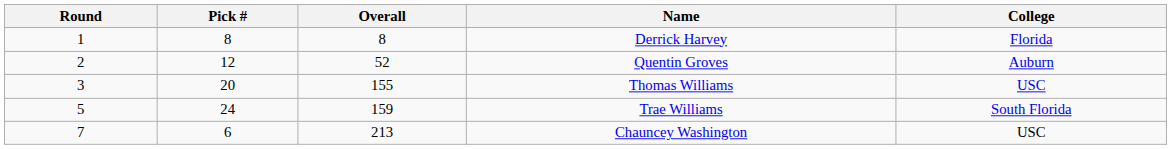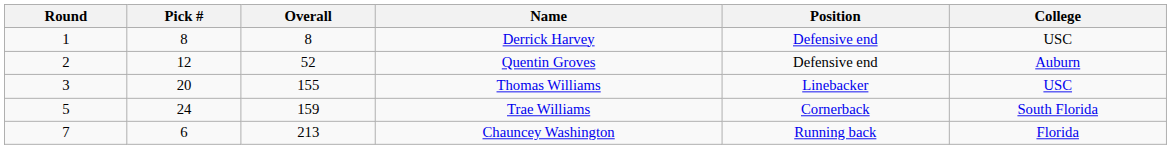+ column: (835, 16)
(1031, 39) Florida -> (1058, 39) USC
(1031, 132) USC -> (1058, 132) Florida
